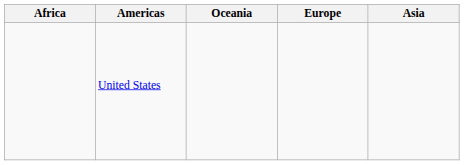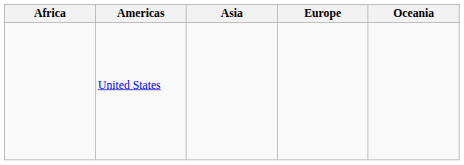columns swapped: (414, 13) <-> (232, 13)
